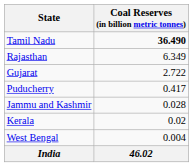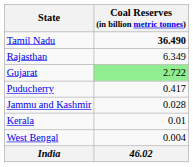(174, 72) no background -> (174, 72) lightgreen background
(177, 121) 0.02 -> (177, 121) 0.01
